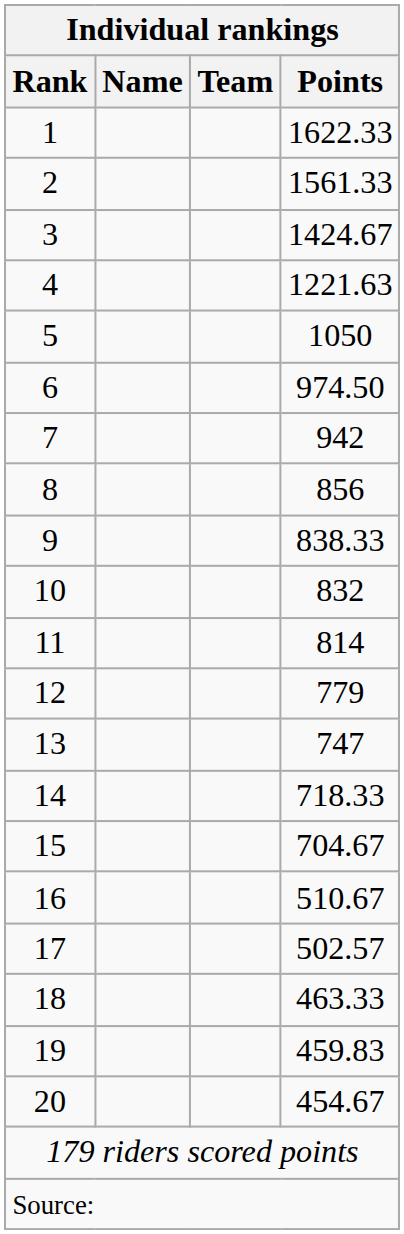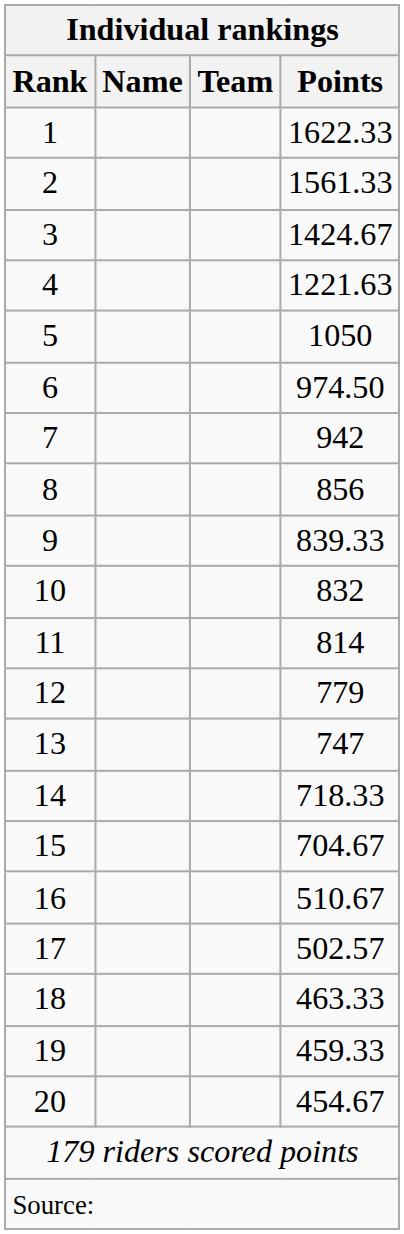(340, 540) 838.33 -> (340, 540) 839.33
(340, 1050) 459.83 -> (340, 1050) 459.33
